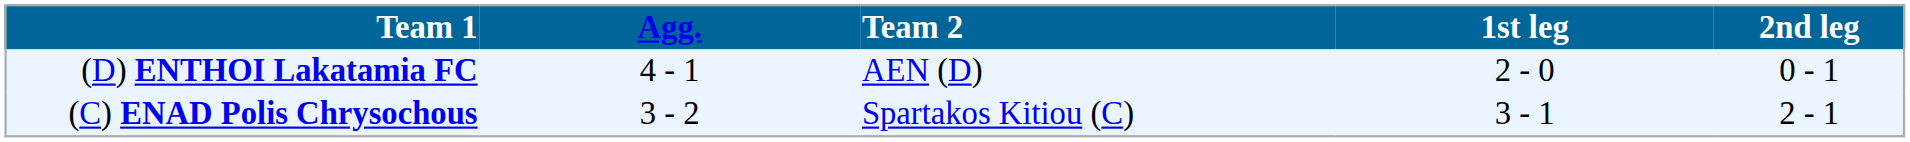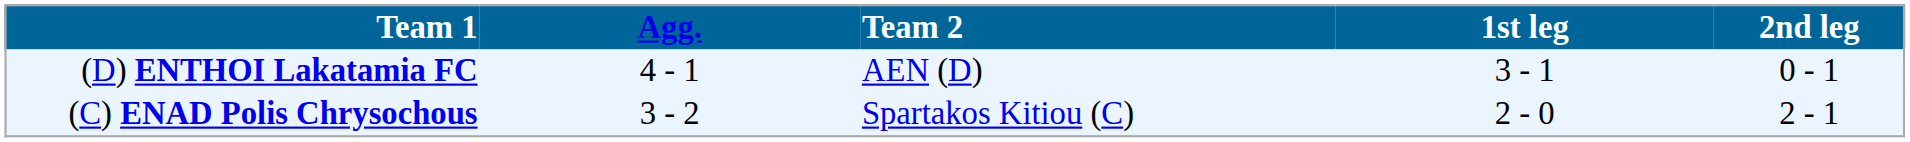(1525, 70) 2 - 0 -> (1525, 70) 3 - 1
(1525, 113) 3 - 1 -> (1525, 113) 2 - 0
